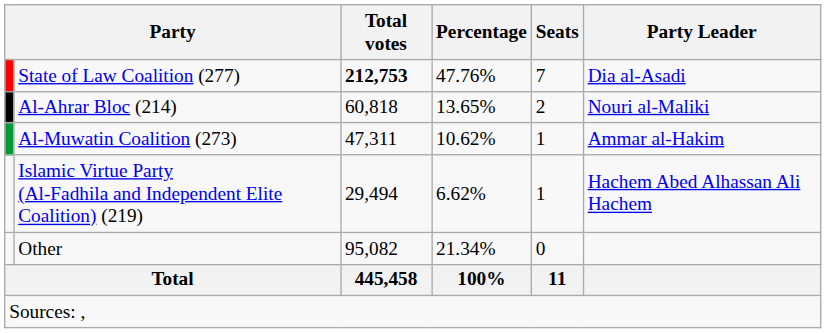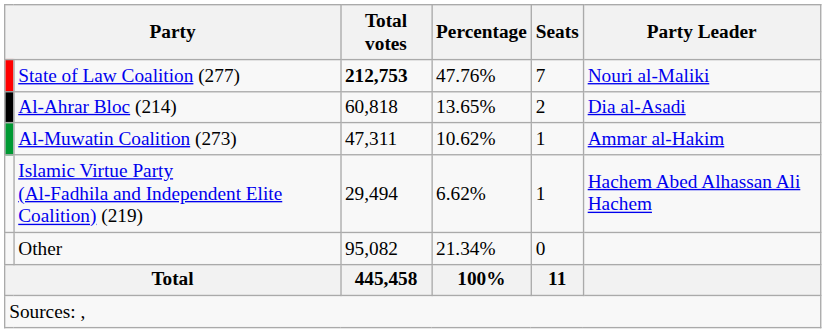(637, 75) Dia al-Asadi -> (648, 75) Nouri al-Maliki
(648, 107) Nouri al-Maliki -> (637, 107) Dia al-Asadi
